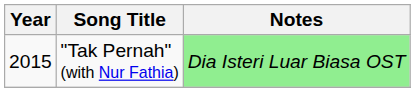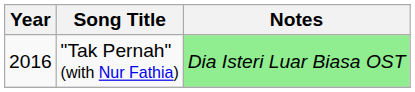(30, 60) 2015 -> (30, 60) 2016
